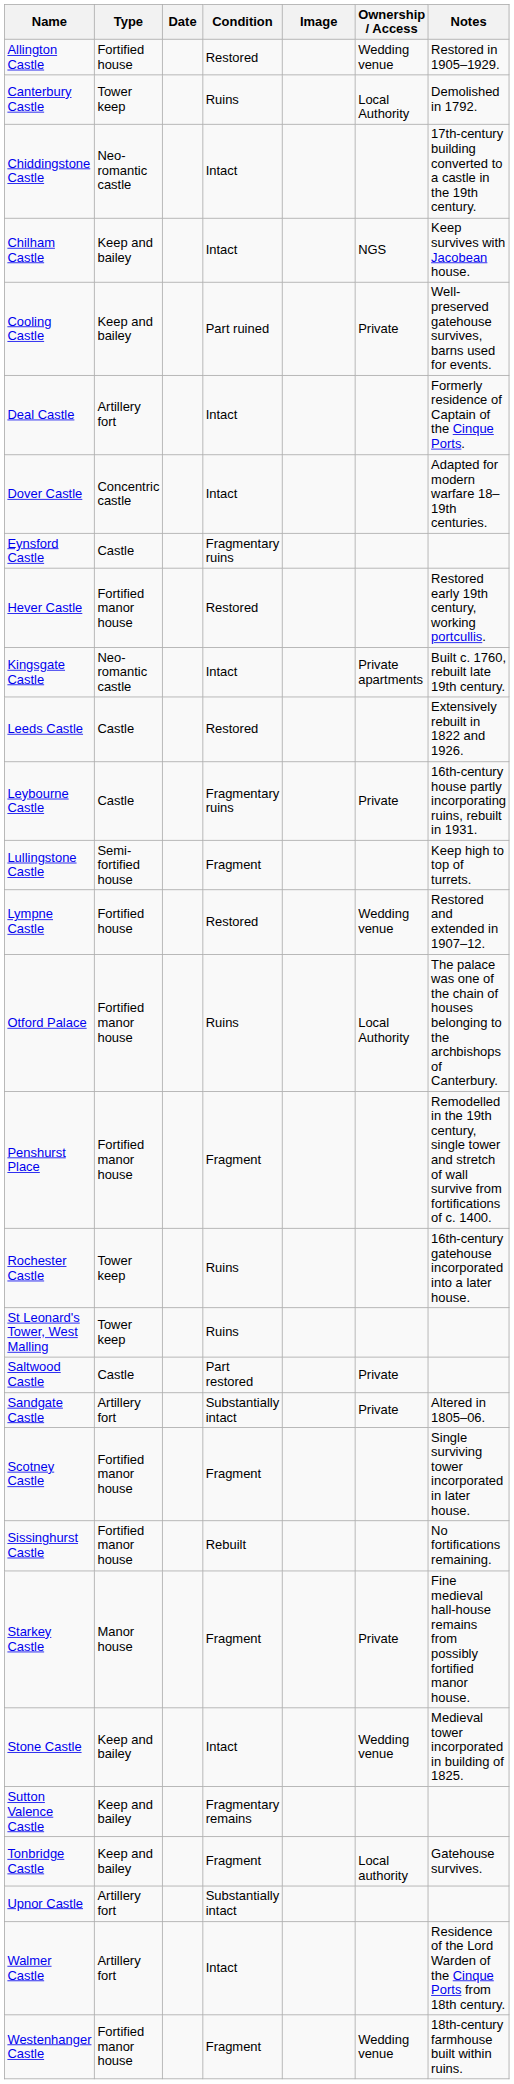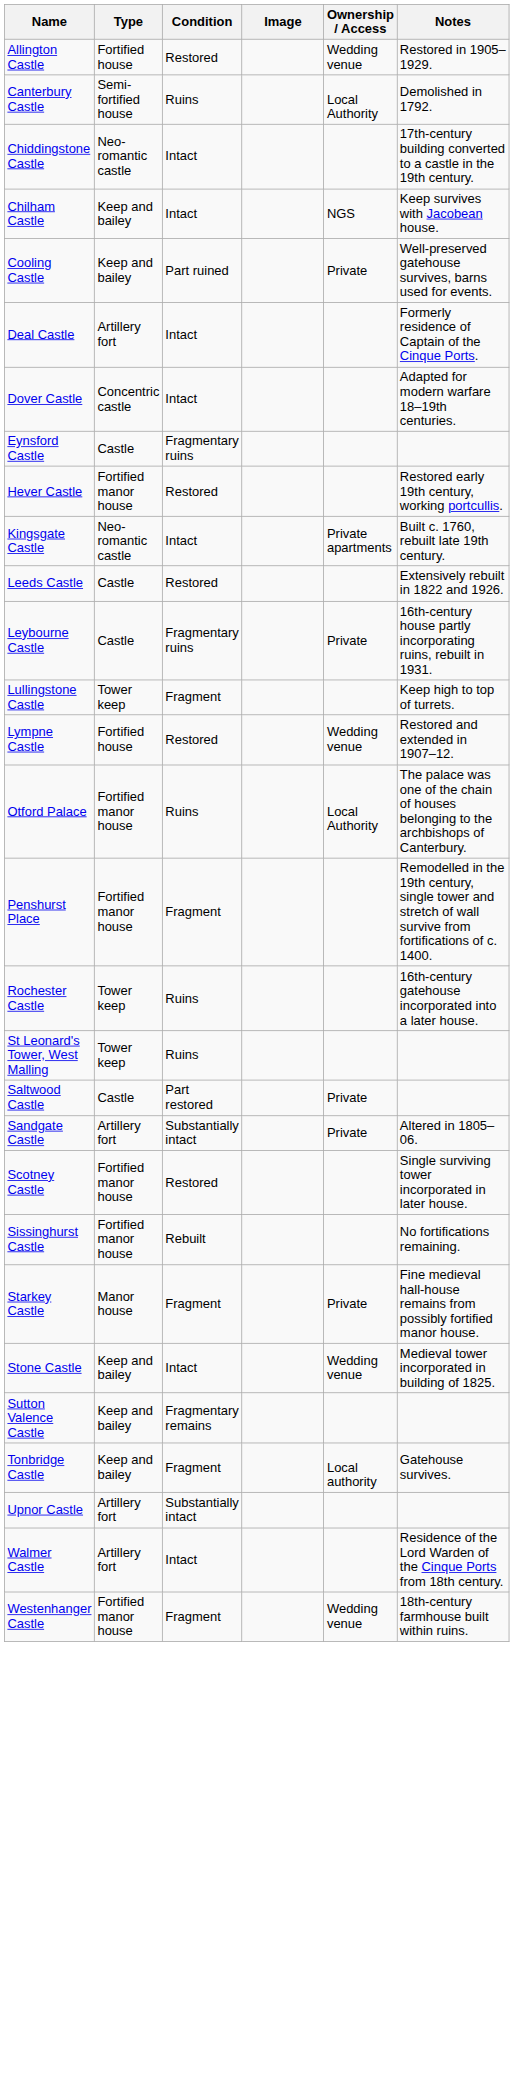- column: (183, 22)
(115, 99) Tower keep -> (119, 99) Semi-fortified house
(119, 865) Semi-fortified house -> (115, 697) Tower keep
(233, 1474) Fragment -> (192, 1182) Restored
